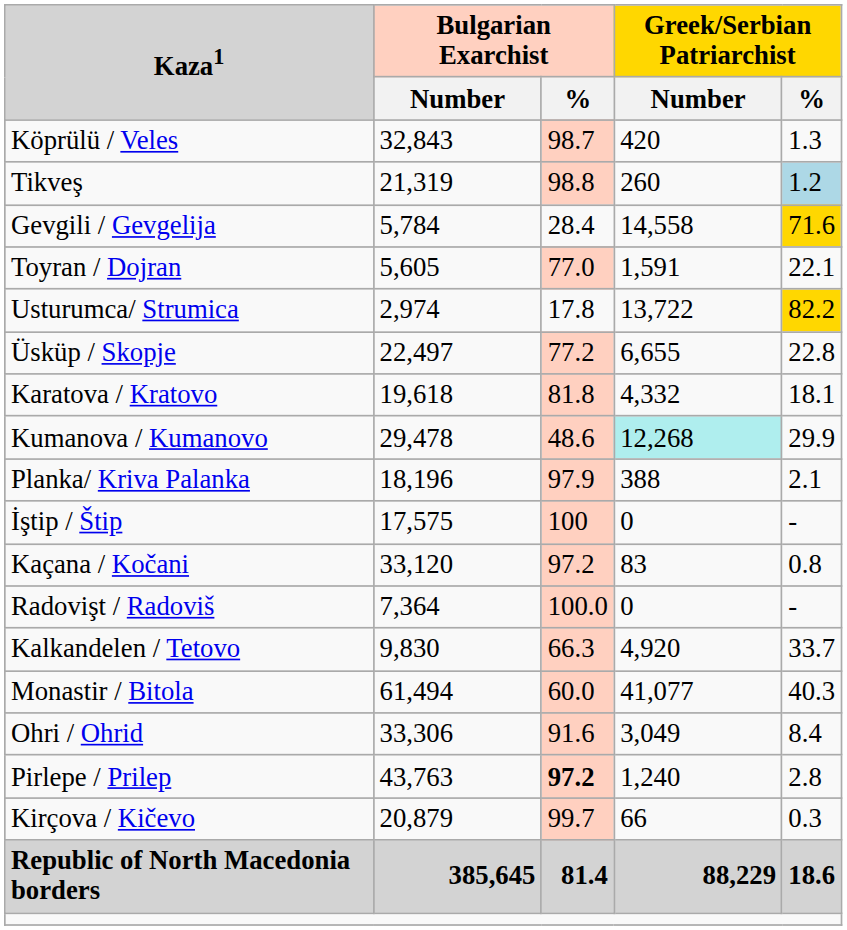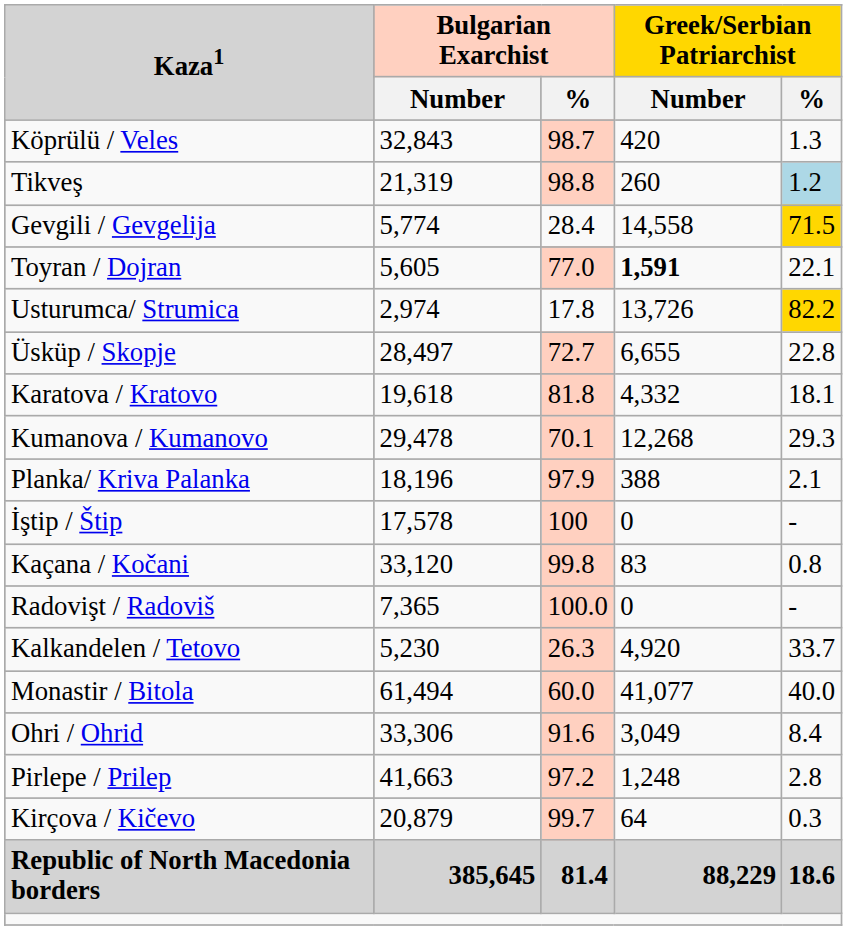(410, 225) 5,784 -> (410, 225) 5,774
(812, 225) 71.6 -> (812, 225) 71.5
(650, 267) normal -> (650, 267) bold
(657, 310) 13,722 -> (657, 310) 13,726
(416, 352) 22,497 -> (416, 352) 28,497
(571, 352) 77.2 -> (571, 352) 72.7
(571, 437) 48.6 -> (571, 437) 70.1
(657, 437) paleturquoise background -> (657, 437) no background
(812, 437) 29.9 -> (812, 437) 29.3
(416, 521) 17,575 -> (416, 521) 17,578
(571, 564) 97.2 -> (571, 564) 99.8
(410, 606) 7,364 -> (410, 606) 7,365
(410, 649) 9,830 -> (410, 649) 5,230
(571, 649) 66.3 -> (571, 649) 26.3
(812, 691) 40.3 -> (812, 691) 40.0
(416, 776) 43,763 -> (416, 776) 41,663
(571, 776) bold -> (571, 776) normal
(650, 776) 1,240 -> (650, 776) 1,248
(634, 818) 66 -> (634, 818) 64
